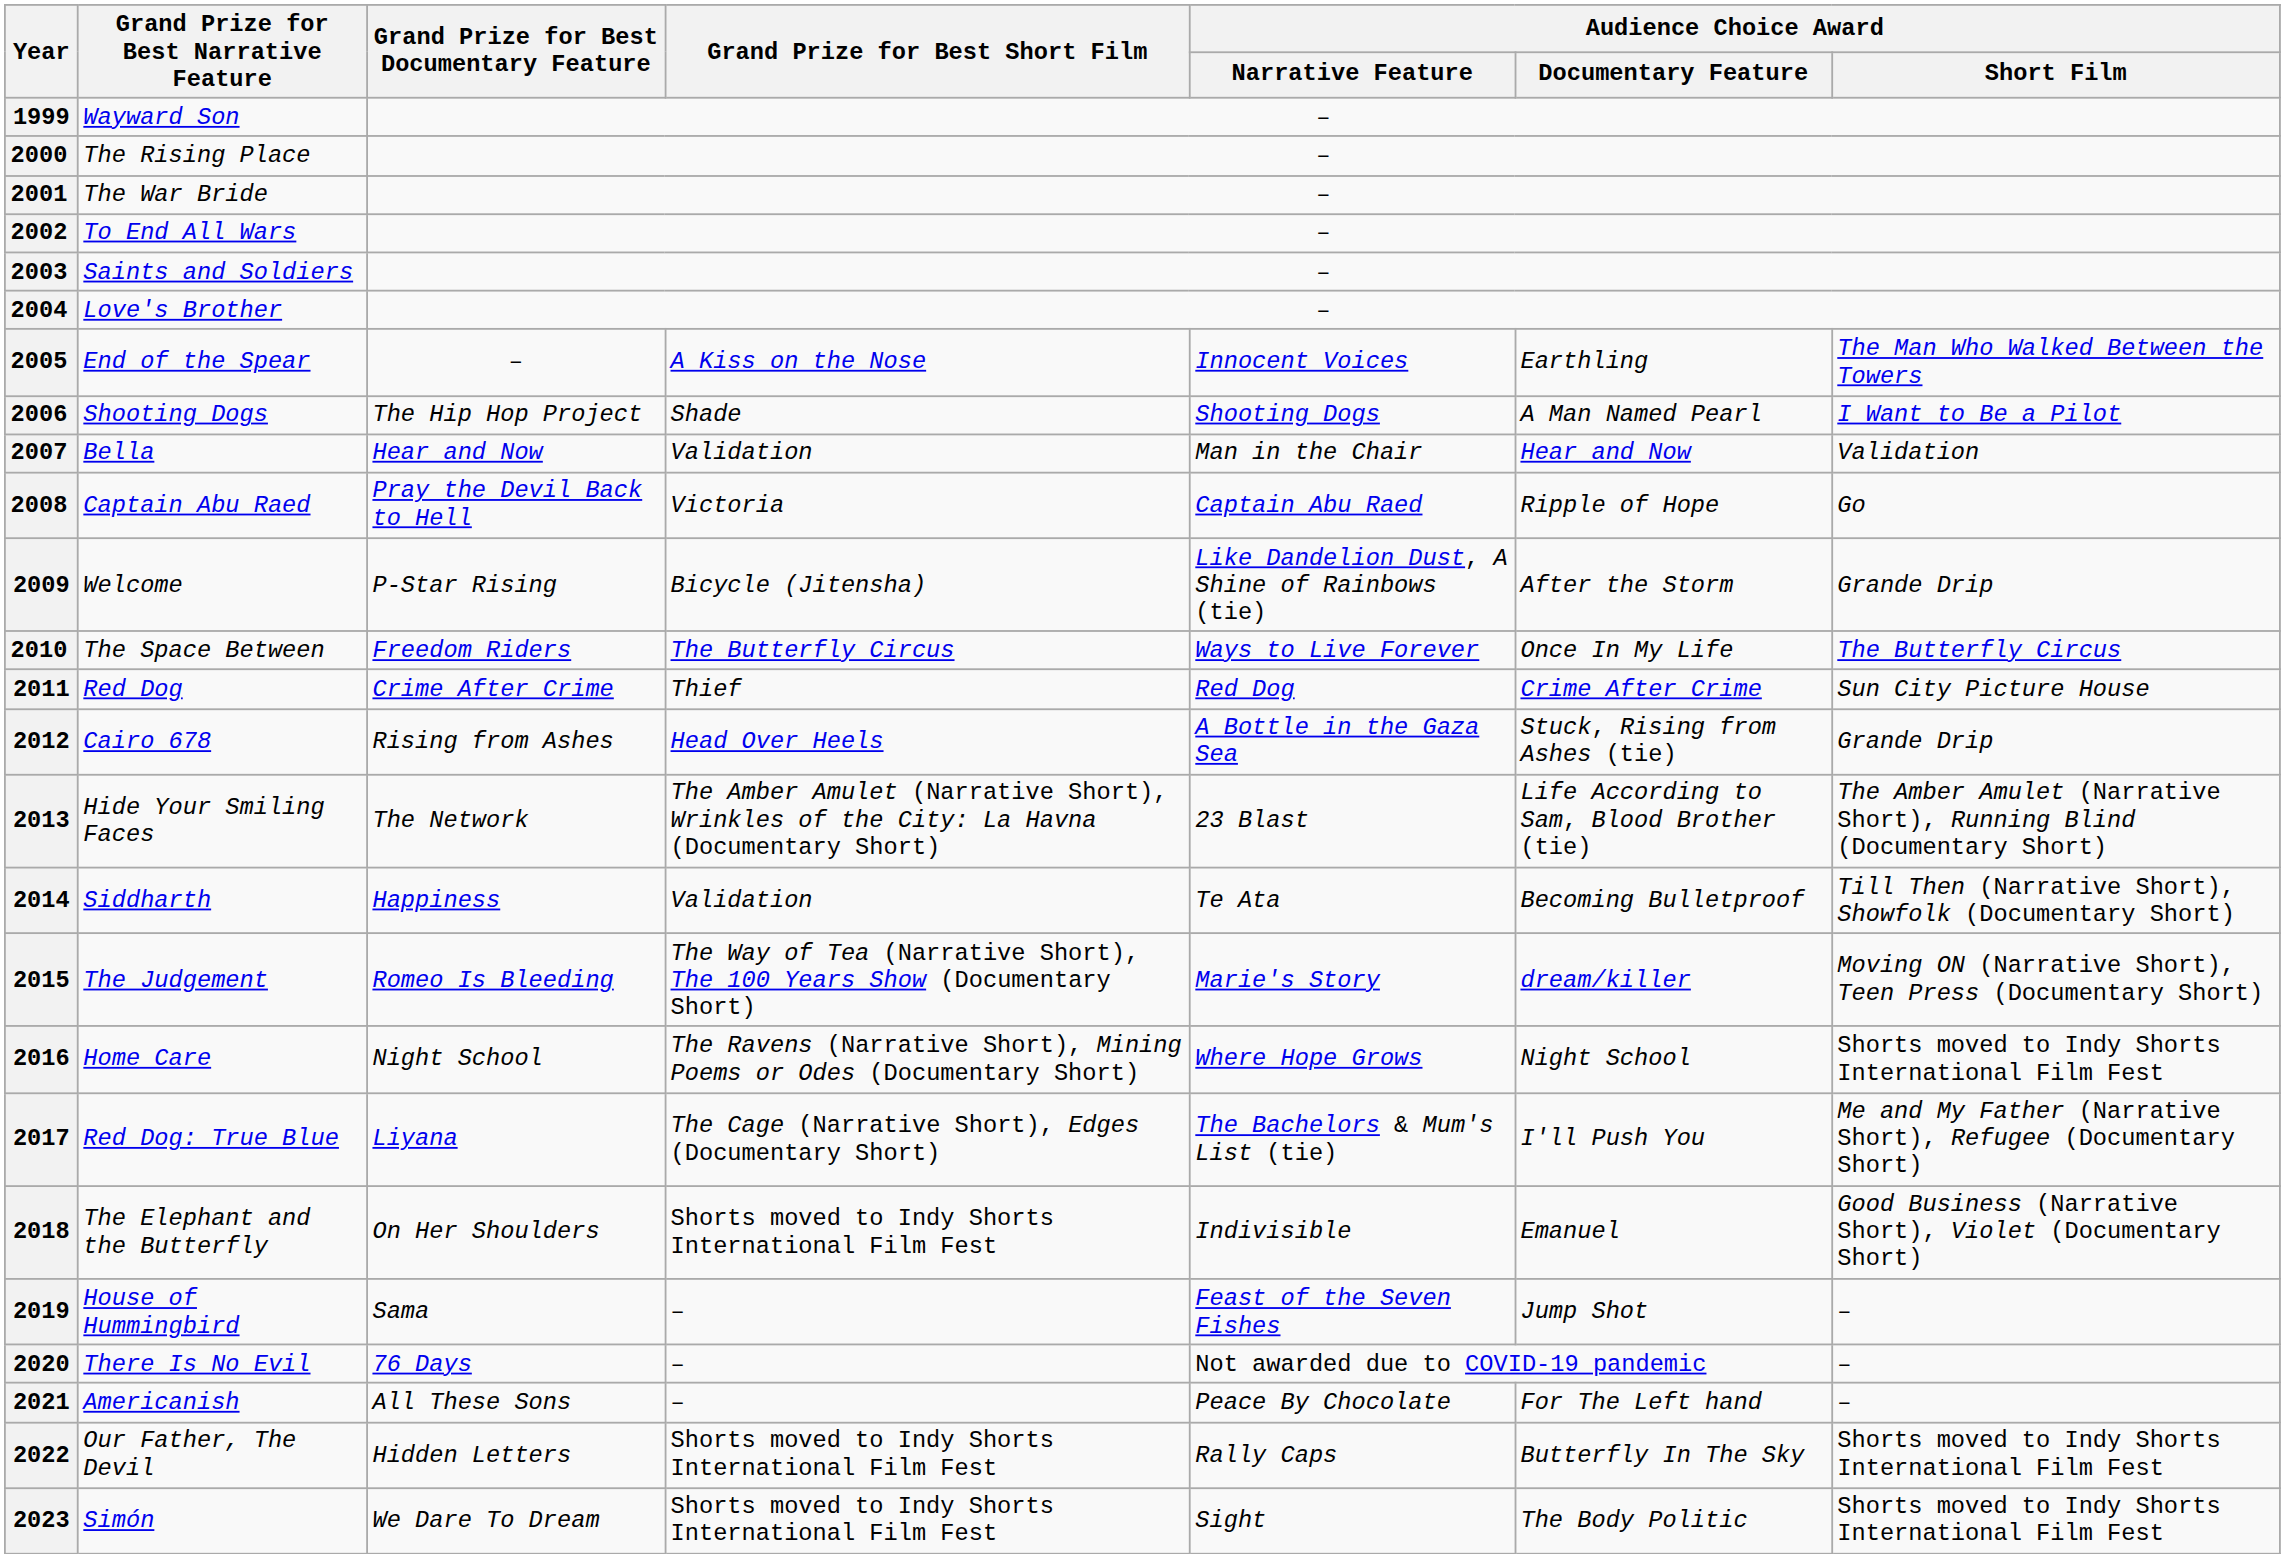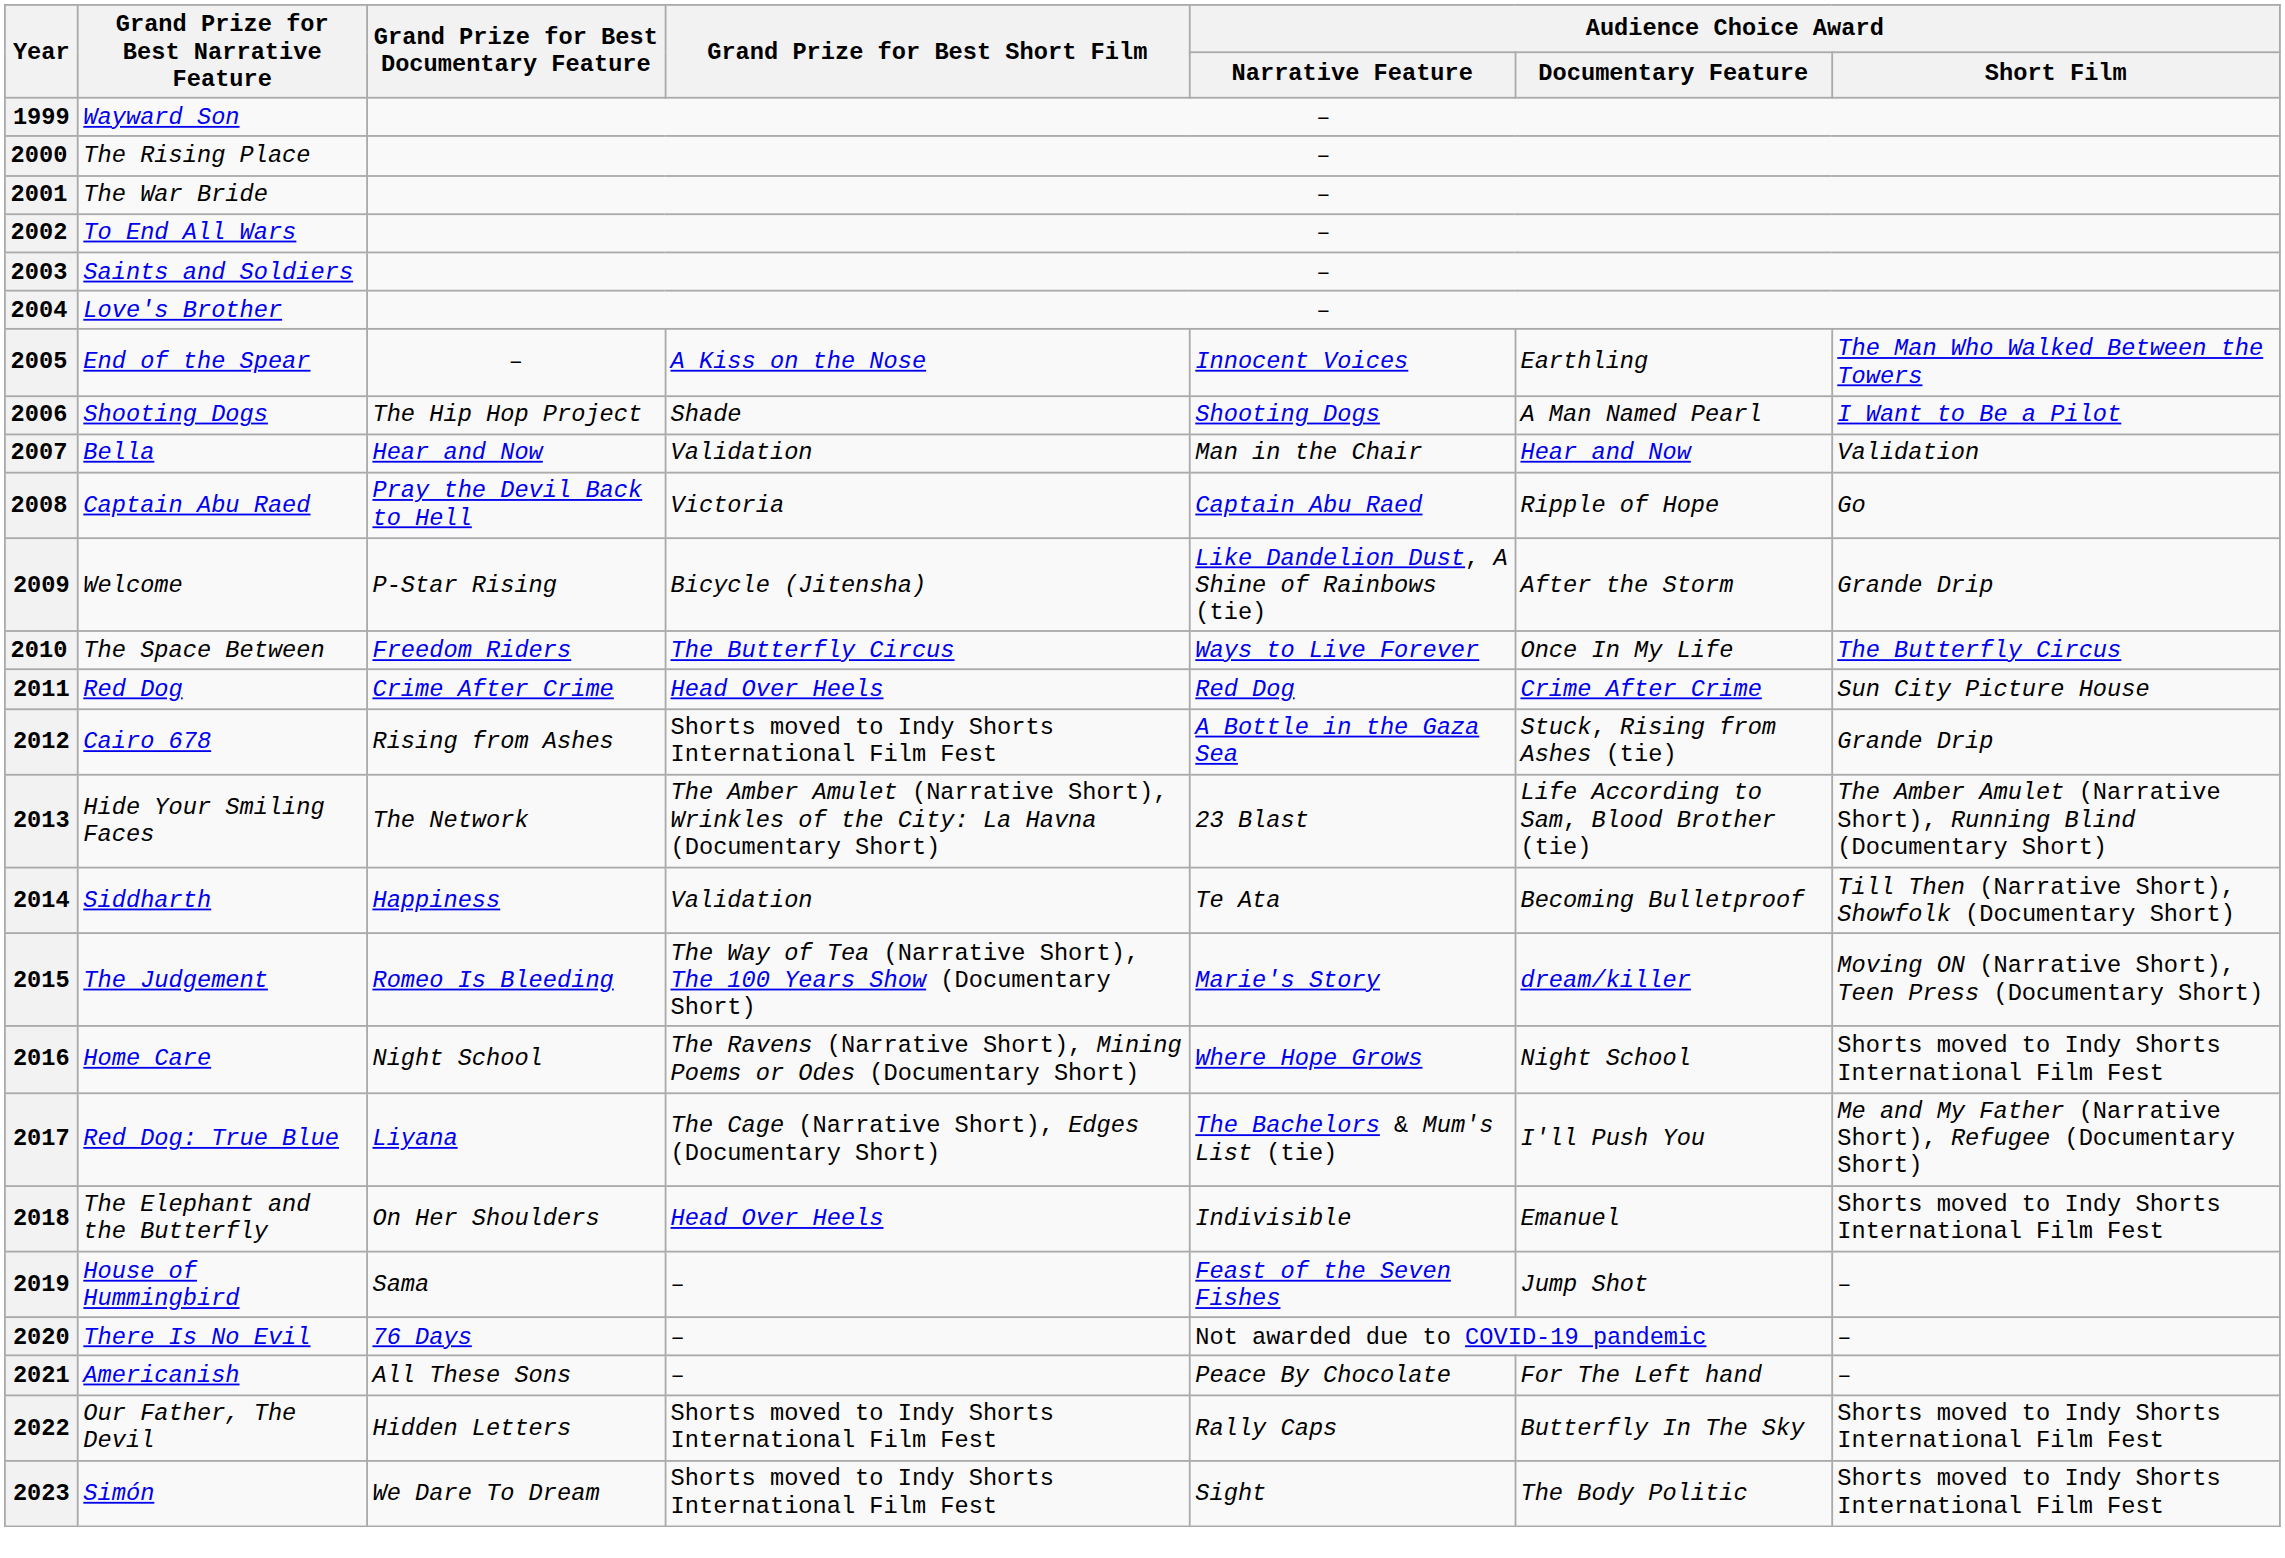(706, 689) Thief -> (777, 689) Head Over Heels
(777, 741) Head Over Heels -> (862, 741) Shorts moved to Indy Shorts International Film Fest
(862, 1232) Shorts moved to Indy Shorts International Film Fest -> (777, 1219) Head Over Heels
(2029, 1232) Good Business (Narrative Short), Violet (Documentary Short) -> (2029, 1219) Shorts moved to Indy Shorts International Film Fest
